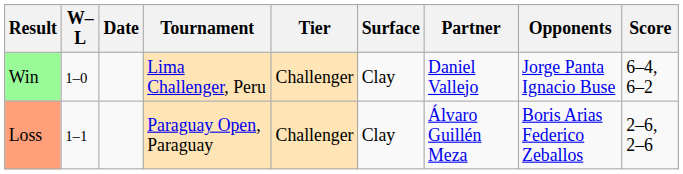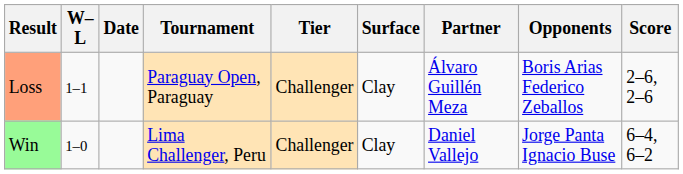rows swapped: (24, 76) <-> (25, 134)
